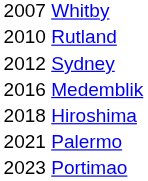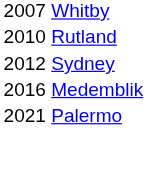- row: (70, 115)
- row: (65, 168)
